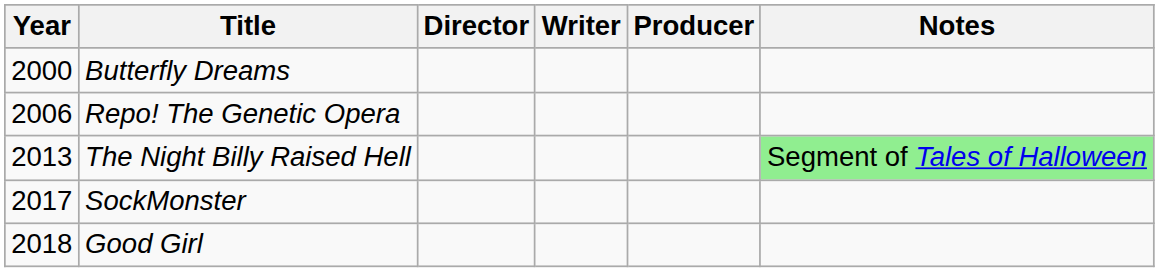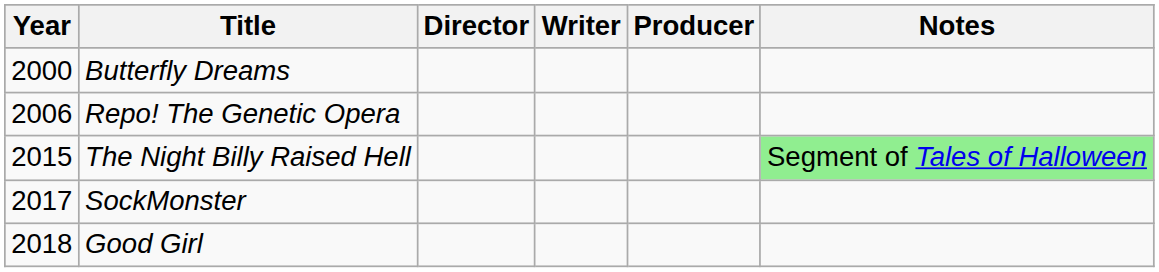(42, 157) 2013 -> (42, 157) 2015
